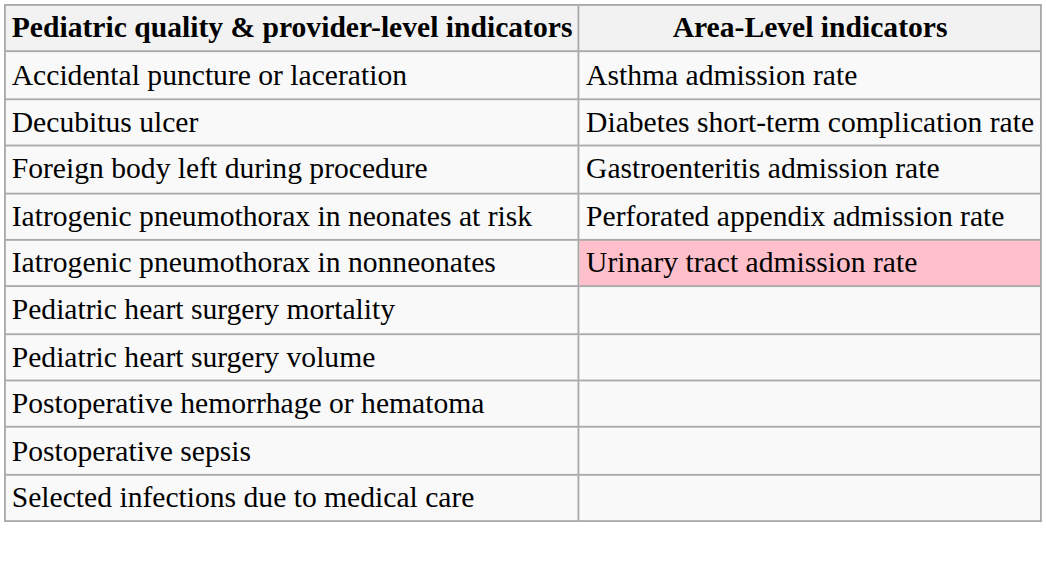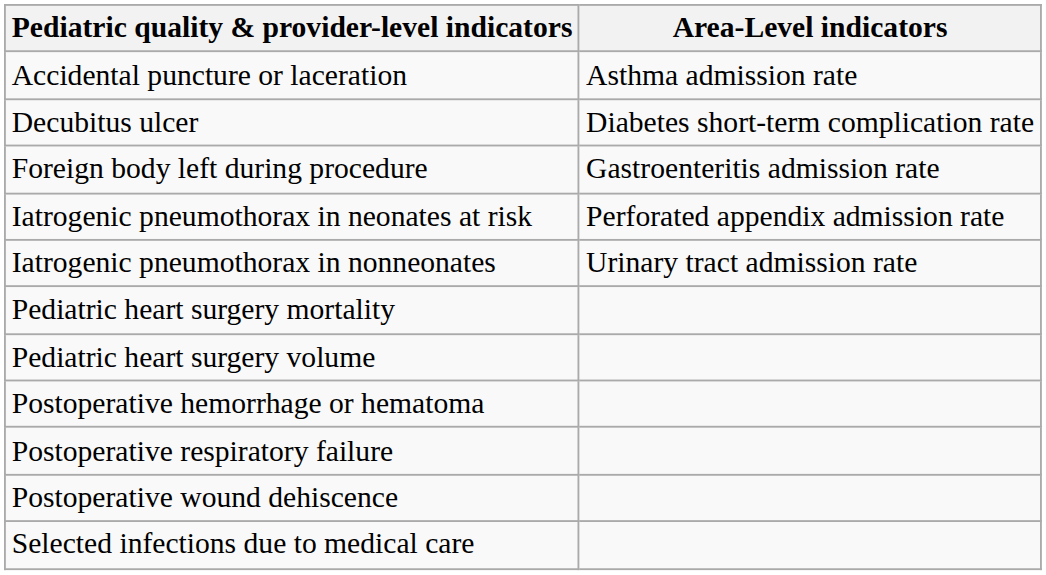(752, 262) pink background -> (752, 262) no background
+ row: (202, 450)
- row: (131, 450)
+ row: (205, 497)
